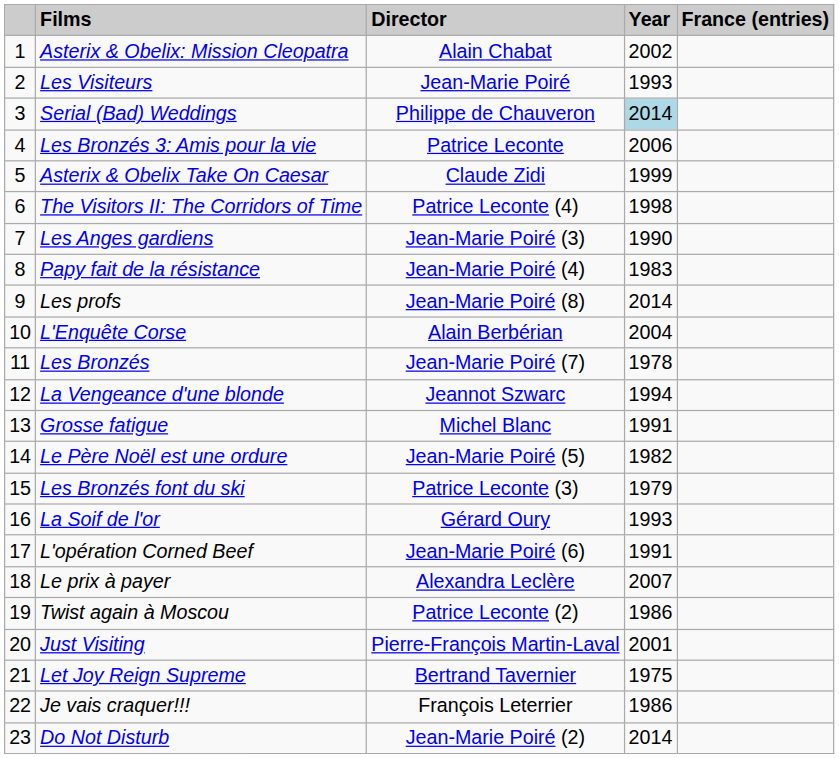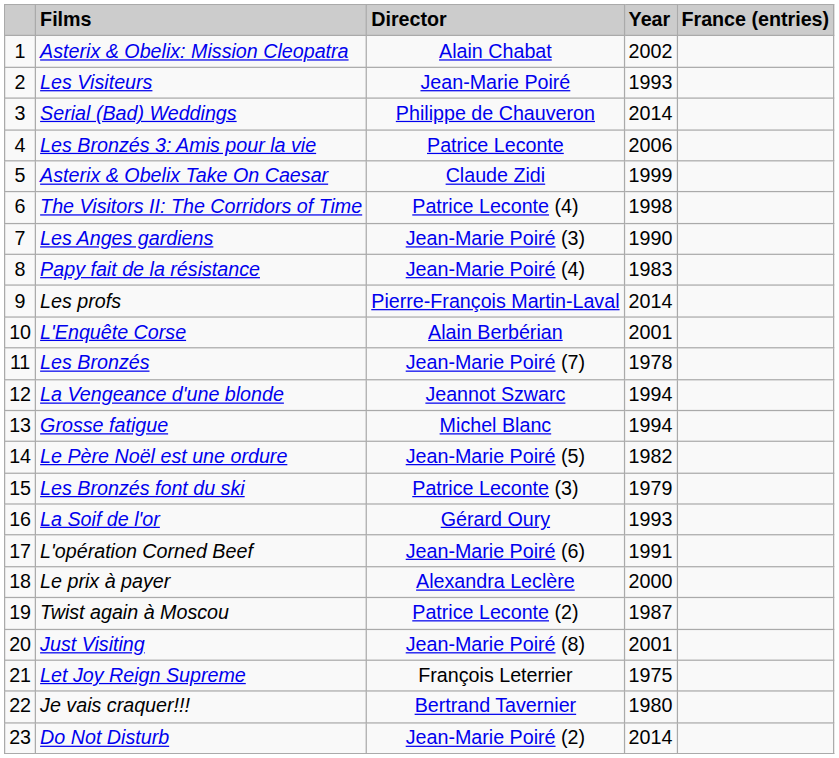(650, 113) lightblue background -> (650, 113) no background
(495, 301) Jean-Marie Poiré (8) -> (495, 301) Pierre-François Martin-Laval
(650, 332) 2004 -> (650, 332) 2001
(650, 425) 1991 -> (650, 425) 1994
(650, 581) 2007 -> (650, 581) 2000
(650, 613) 1986 -> (650, 613) 1987
(495, 644) Pierre-François Martin-Laval -> (495, 644) Jean-Marie Poiré (8)
(495, 675) Bertrand Tavernier -> (495, 675) François Leterrier
(495, 706) François Leterrier -> (495, 706) Bertrand Tavernier
(650, 706) 1986 -> (650, 706) 1980
